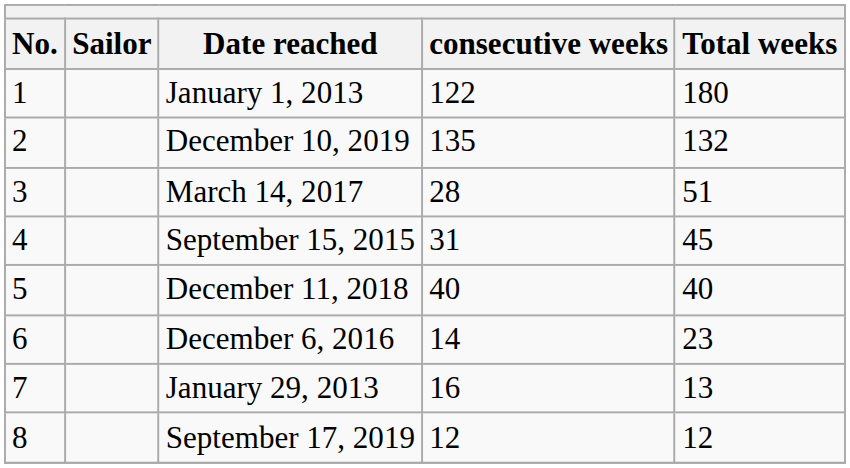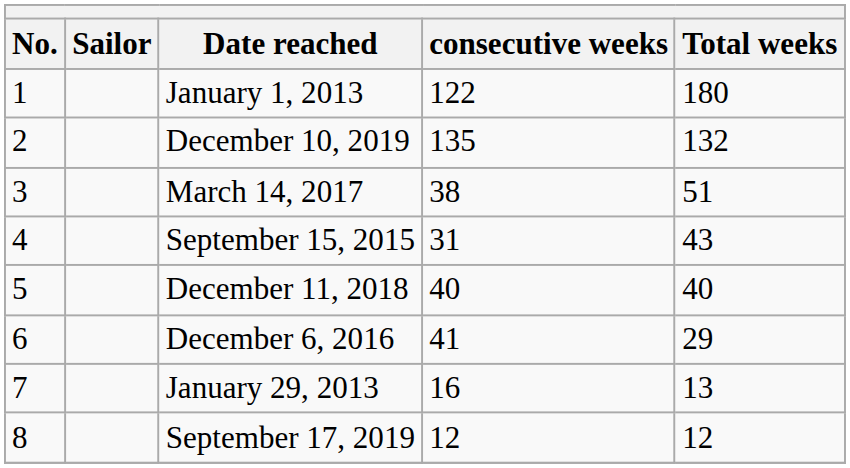(445, 191) 28 -> (445, 191) 38
(698, 240) 45 -> (698, 240) 43
(445, 338) 14 -> (445, 338) 41
(698, 338) 23 -> (698, 338) 29
